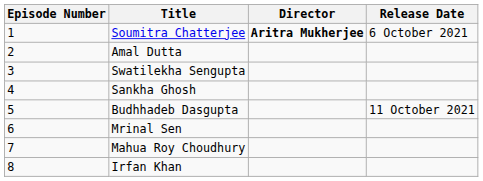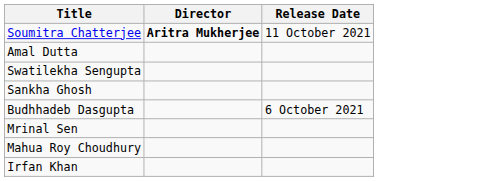- column: (57, 14)
(418, 33) 6 October 2021 -> (318, 33) 11 October 2021
(422, 109) 11 October 2021 -> (314, 109) 6 October 2021
